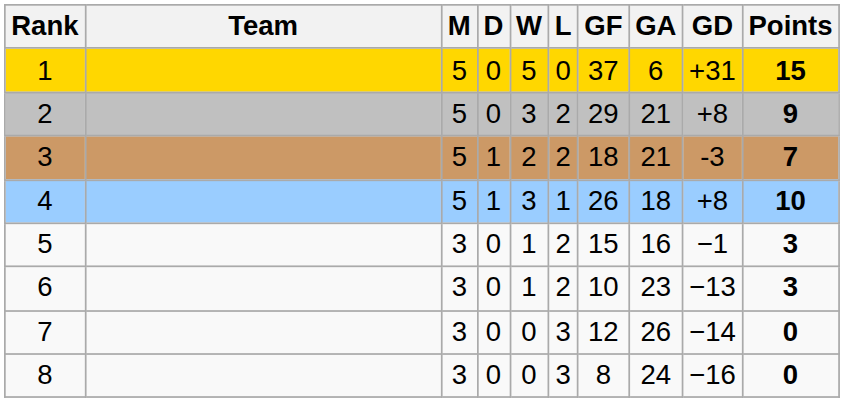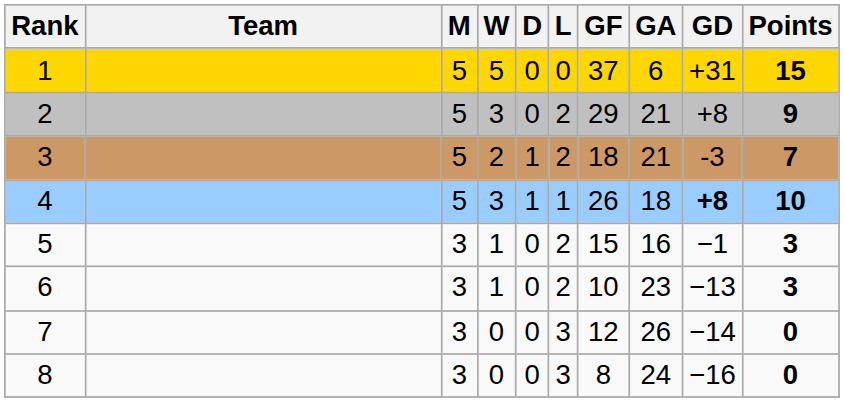columns swapped: (529, 26) <-> (493, 26)
(712, 200) normal -> (712, 200) bold
